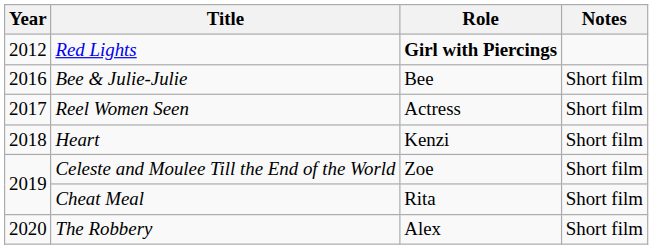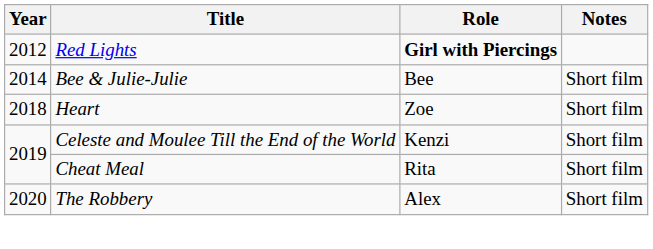(28, 79) 2016 -> (28, 79) 2014
- row: (122, 109)
(427, 139) Kenzi -> (419, 109) Zoe
(419, 169) Zoe -> (427, 139) Kenzi
